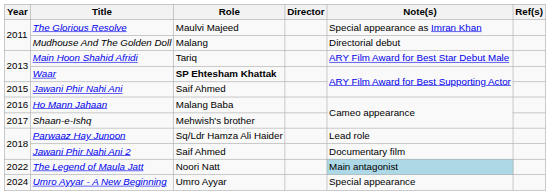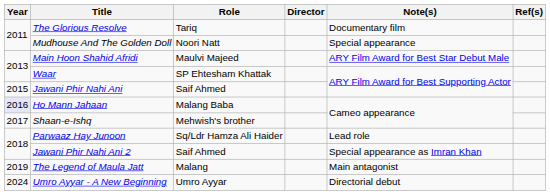(207, 27) Maulvi Majeed -> (186, 27) Tariq
(405, 27) Special appearance as Imran Khan -> (367, 27) Documentary film
(192, 43) Malang -> (198, 43) Noori Natt
(365, 43) Directorial debut -> (372, 43) Special appearance
(186, 58) Tariq -> (207, 58) Maulvi Majeed
(226, 74) bold -> (223, 74) normal
(17, 105) no background -> (17, 105) lavender background
(367, 151) Documentary film -> (405, 151) Special appearance as Imran Khan
(17, 167) 2022 -> (17, 167) 2019
(198, 167) Noori Natt -> (192, 167) Malang
(364, 167) lightblue background -> (364, 167) no background
(372, 182) Special appearance -> (365, 182) Directorial debut
